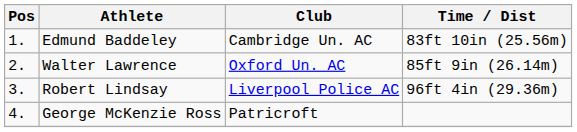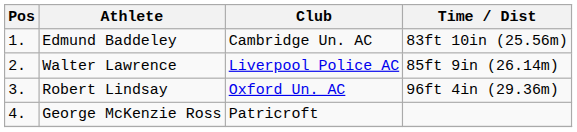(287, 65) Oxford Un. AC -> (314, 65) Liverpool Police AC
(314, 90) Liverpool Police AC -> (287, 90) Oxford Un. AC
